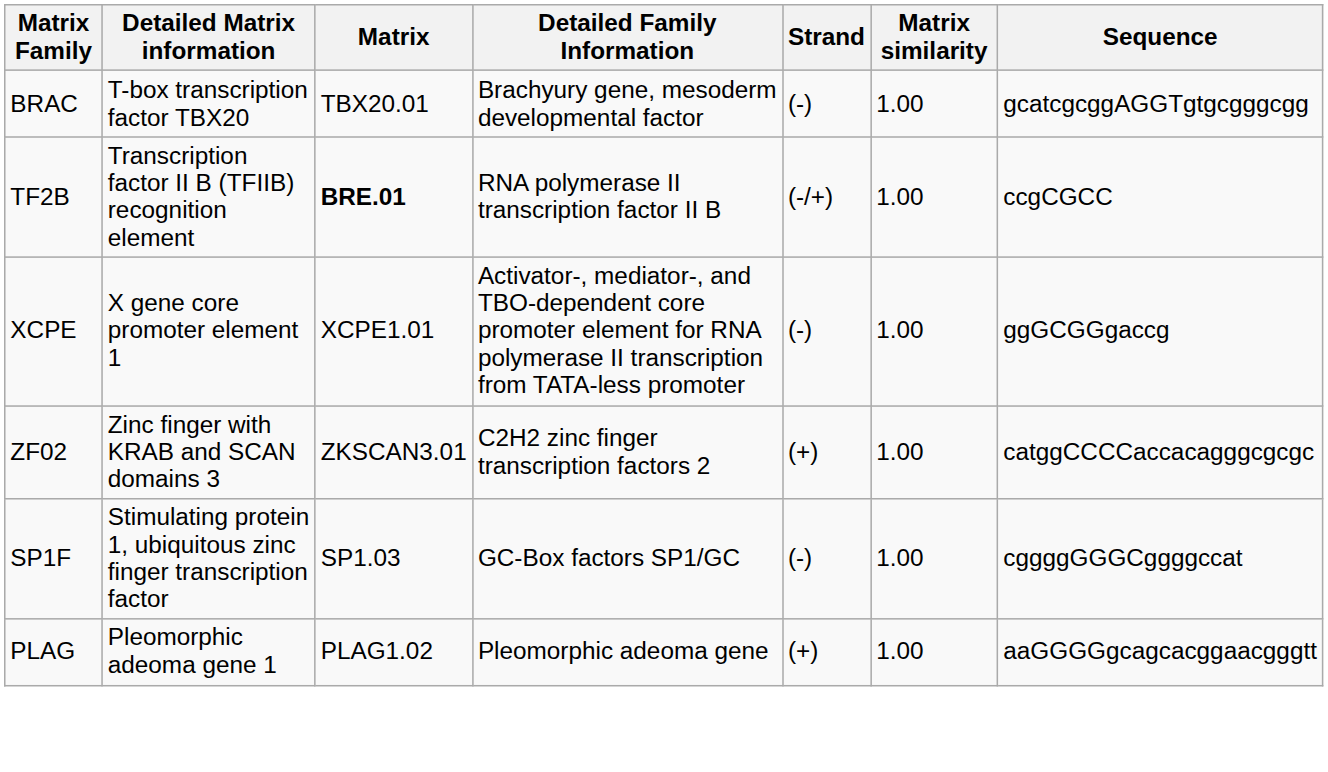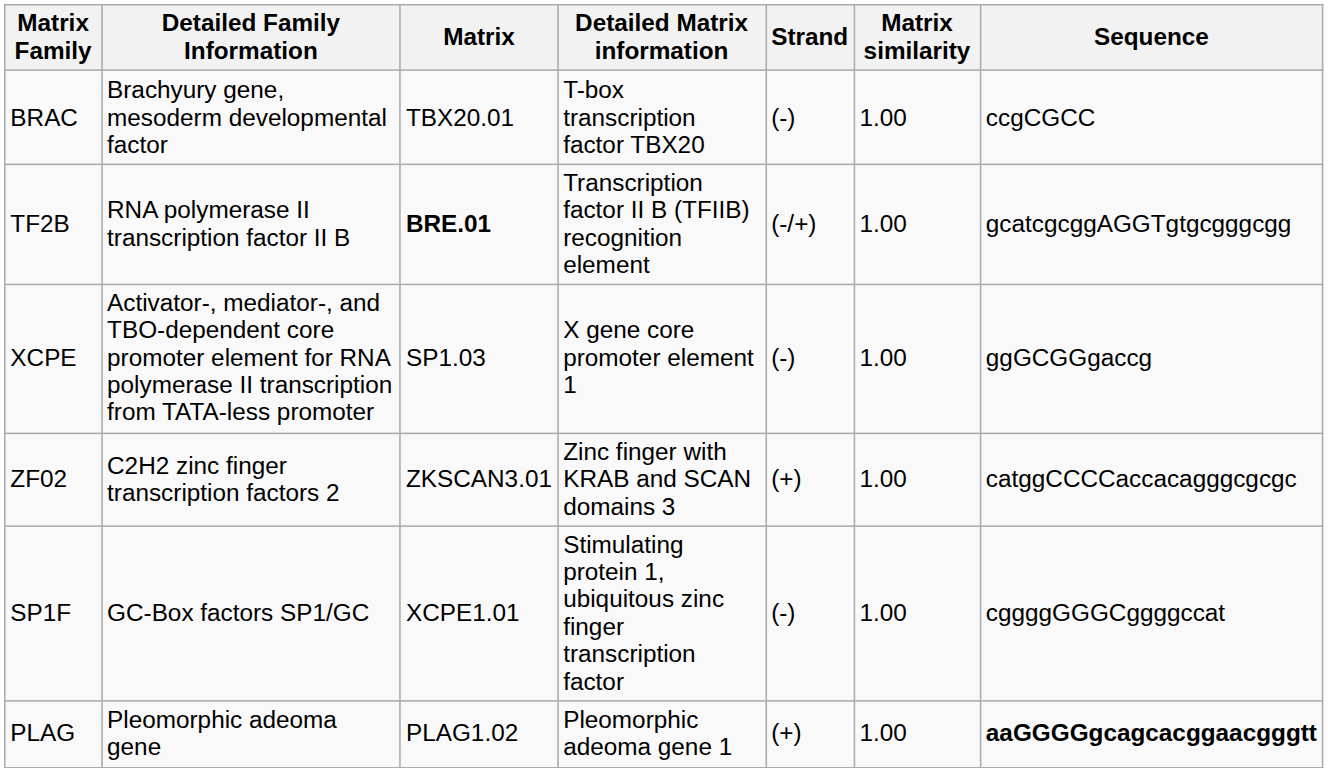columns swapped: (627, 37) <-> (209, 37)
(1156, 103) gcatcgcggAGGTgtgcgggcgg -> (1041, 117) ccgCGCC
(1058, 196) ccgCGCC -> (1139, 224) gcatcgcggAGGTgtgcgggcgg
(377, 331) XCPE1.01 -> (446, 358) SP1.03
(361, 558) SP1.03 -> (463, 613) XCPE1.01
(1160, 651) normal -> (1151, 734) bold
